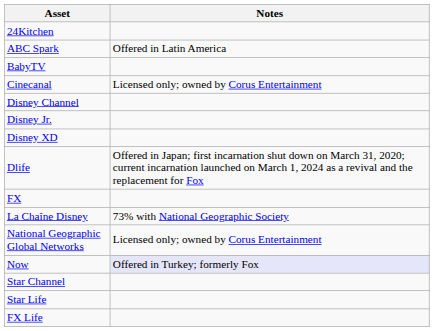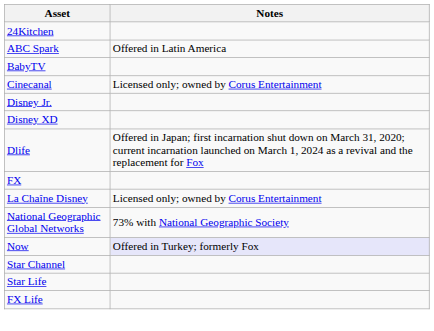- row: (43, 102)
(201, 216) 73% with National Geographic Society -> (217, 198) Licensed only; owned by Corus Entertainment
(217, 240) Licensed only; owned by Corus Entertainment -> (201, 222) 73% with National Geographic Society
